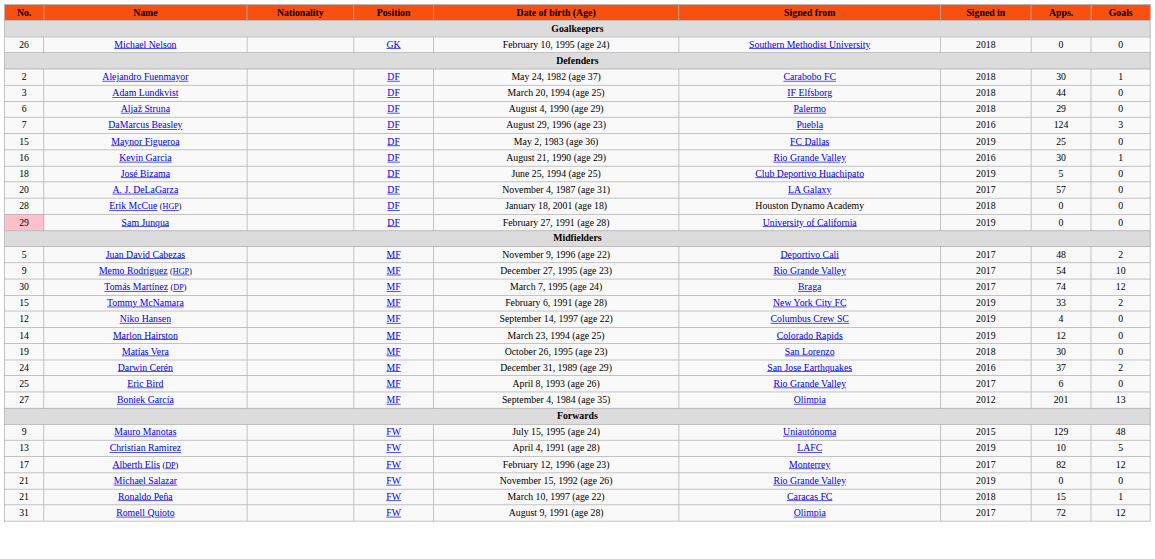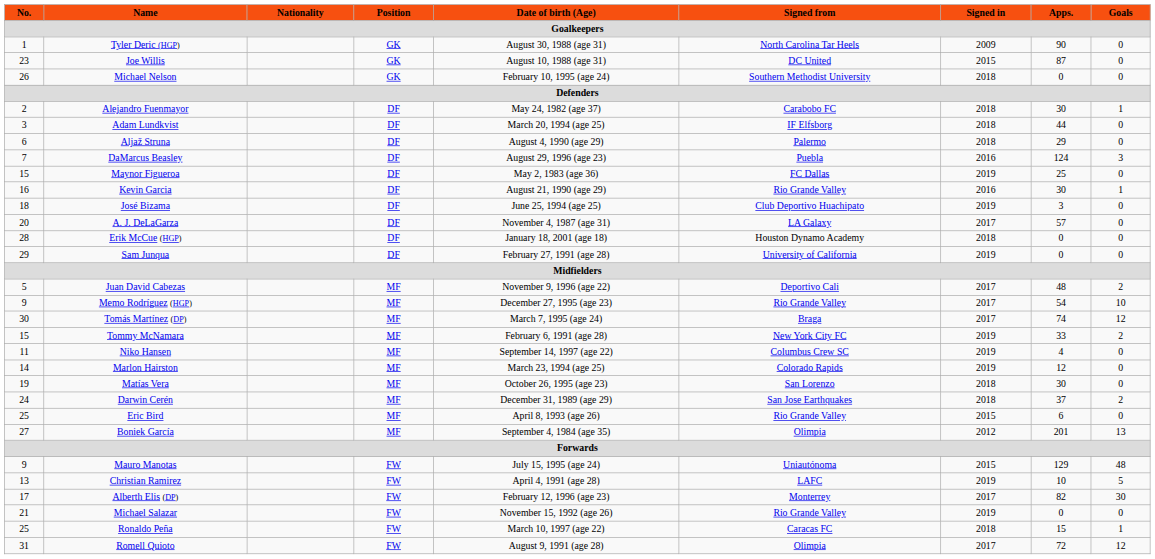+ row: (145, 45)
+ row: (145, 61)
(1061, 174) 5 -> (1061, 206) 3
(24, 222) pink background -> (24, 255) no background
(24, 319) 12 -> (24, 352) 11
(986, 368) 2016 -> (986, 400) 2018
(986, 384) 2017 -> (986, 416) 2015
(1121, 465) 12 -> (1121, 497) 30
(24, 497) 21 -> (24, 529) 25
